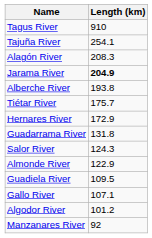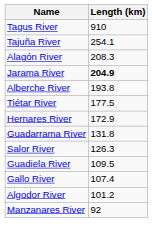(102, 103) 175.7 -> (102, 103) 177.5
(102, 149) 124.3 -> (102, 149) 126.3
- row: (39, 164)
(102, 194) 107.1 -> (102, 179) 107.4
